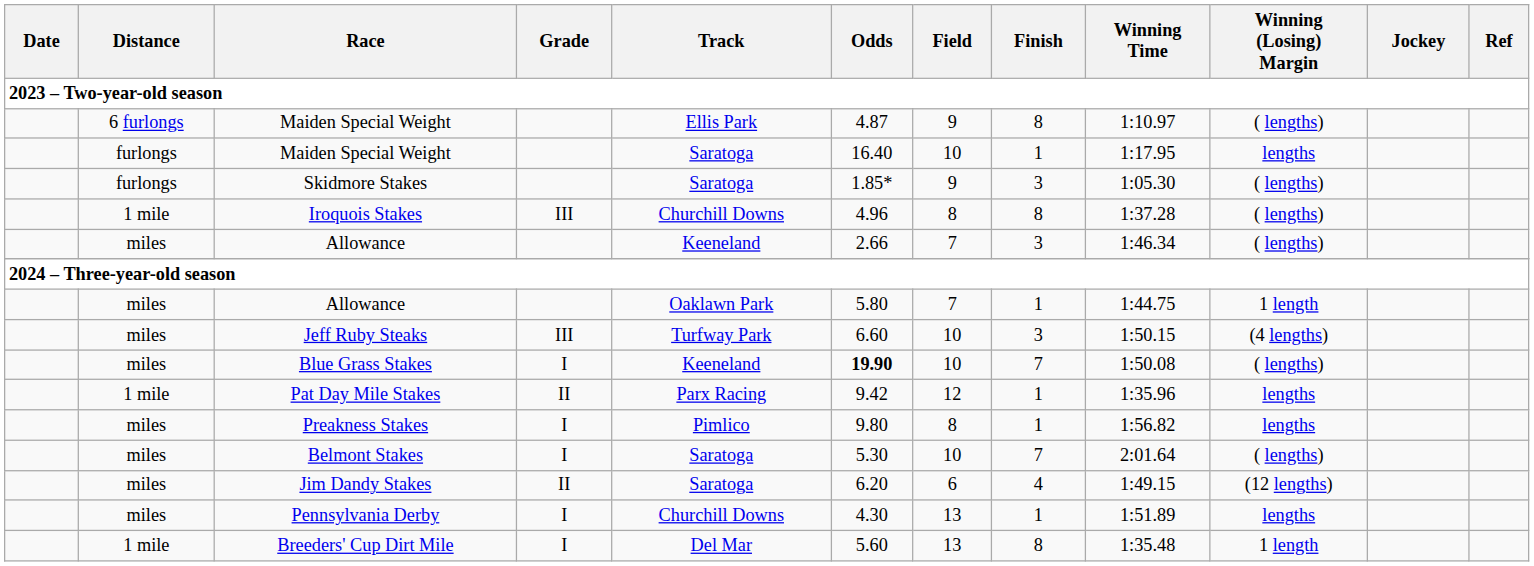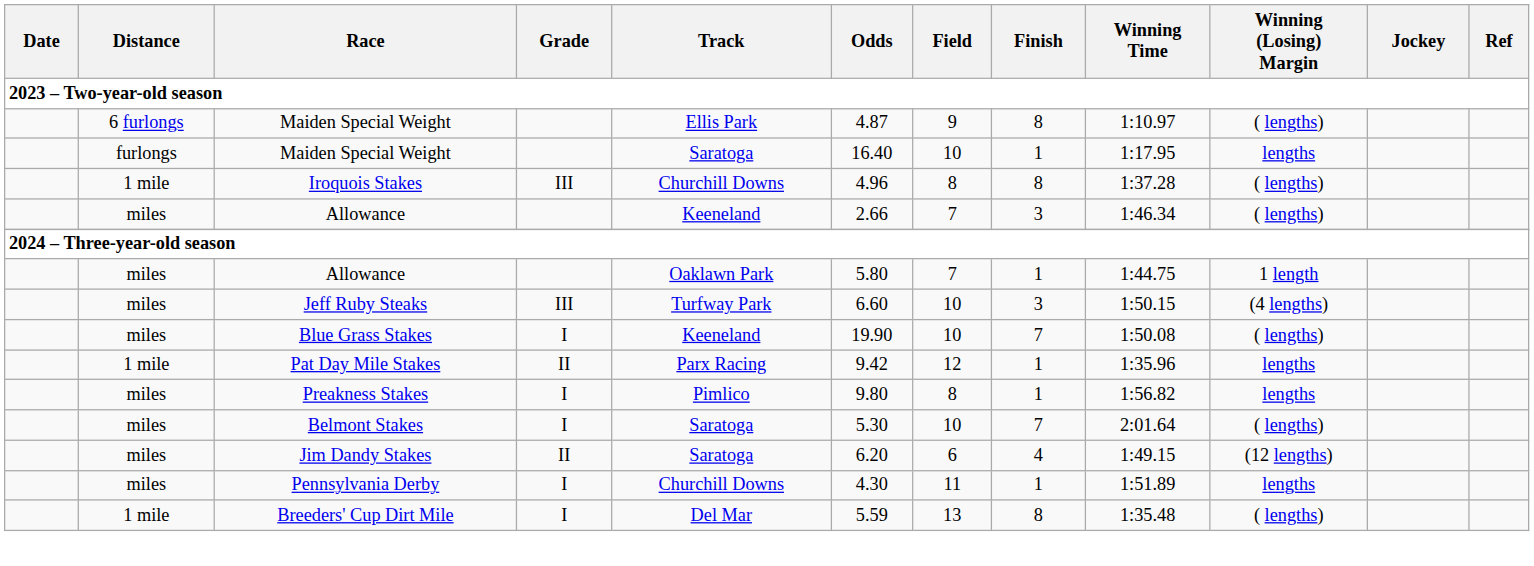- row: (146, 183)
(872, 364) bold -> (872, 334) normal
(952, 515) 13 -> (952, 485) 11
(872, 545) 5.60 -> (872, 515) 5.59
(1289, 545) 1 length -> (1289, 515) ( lengths)
